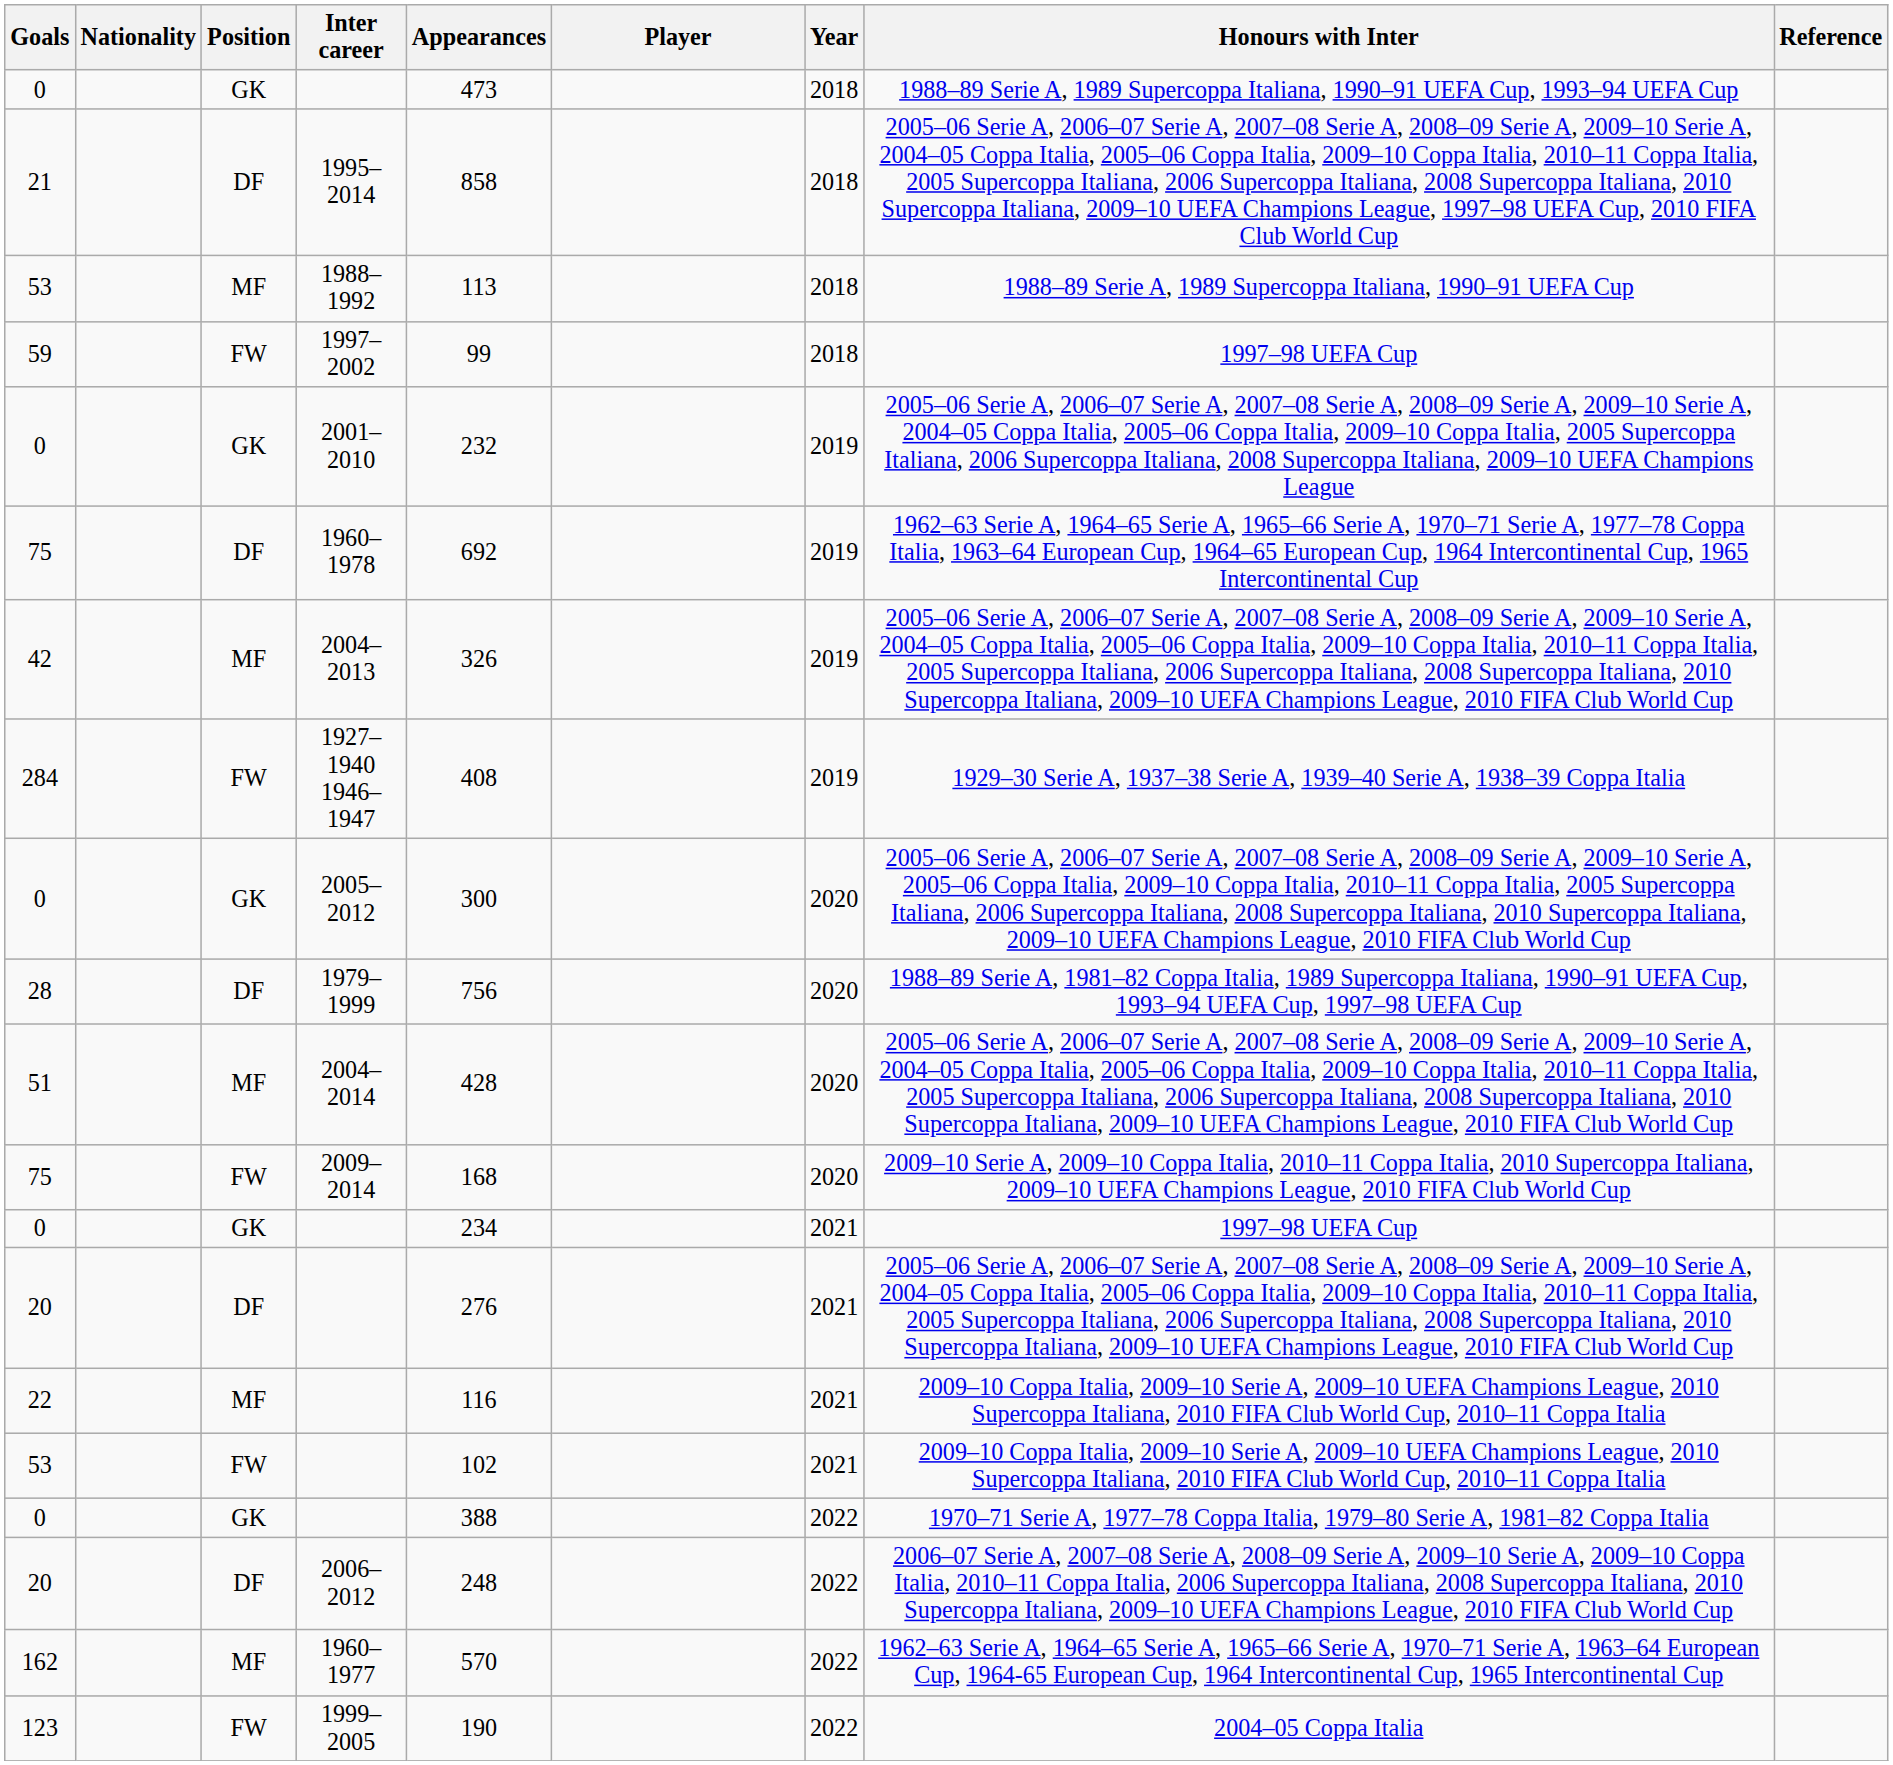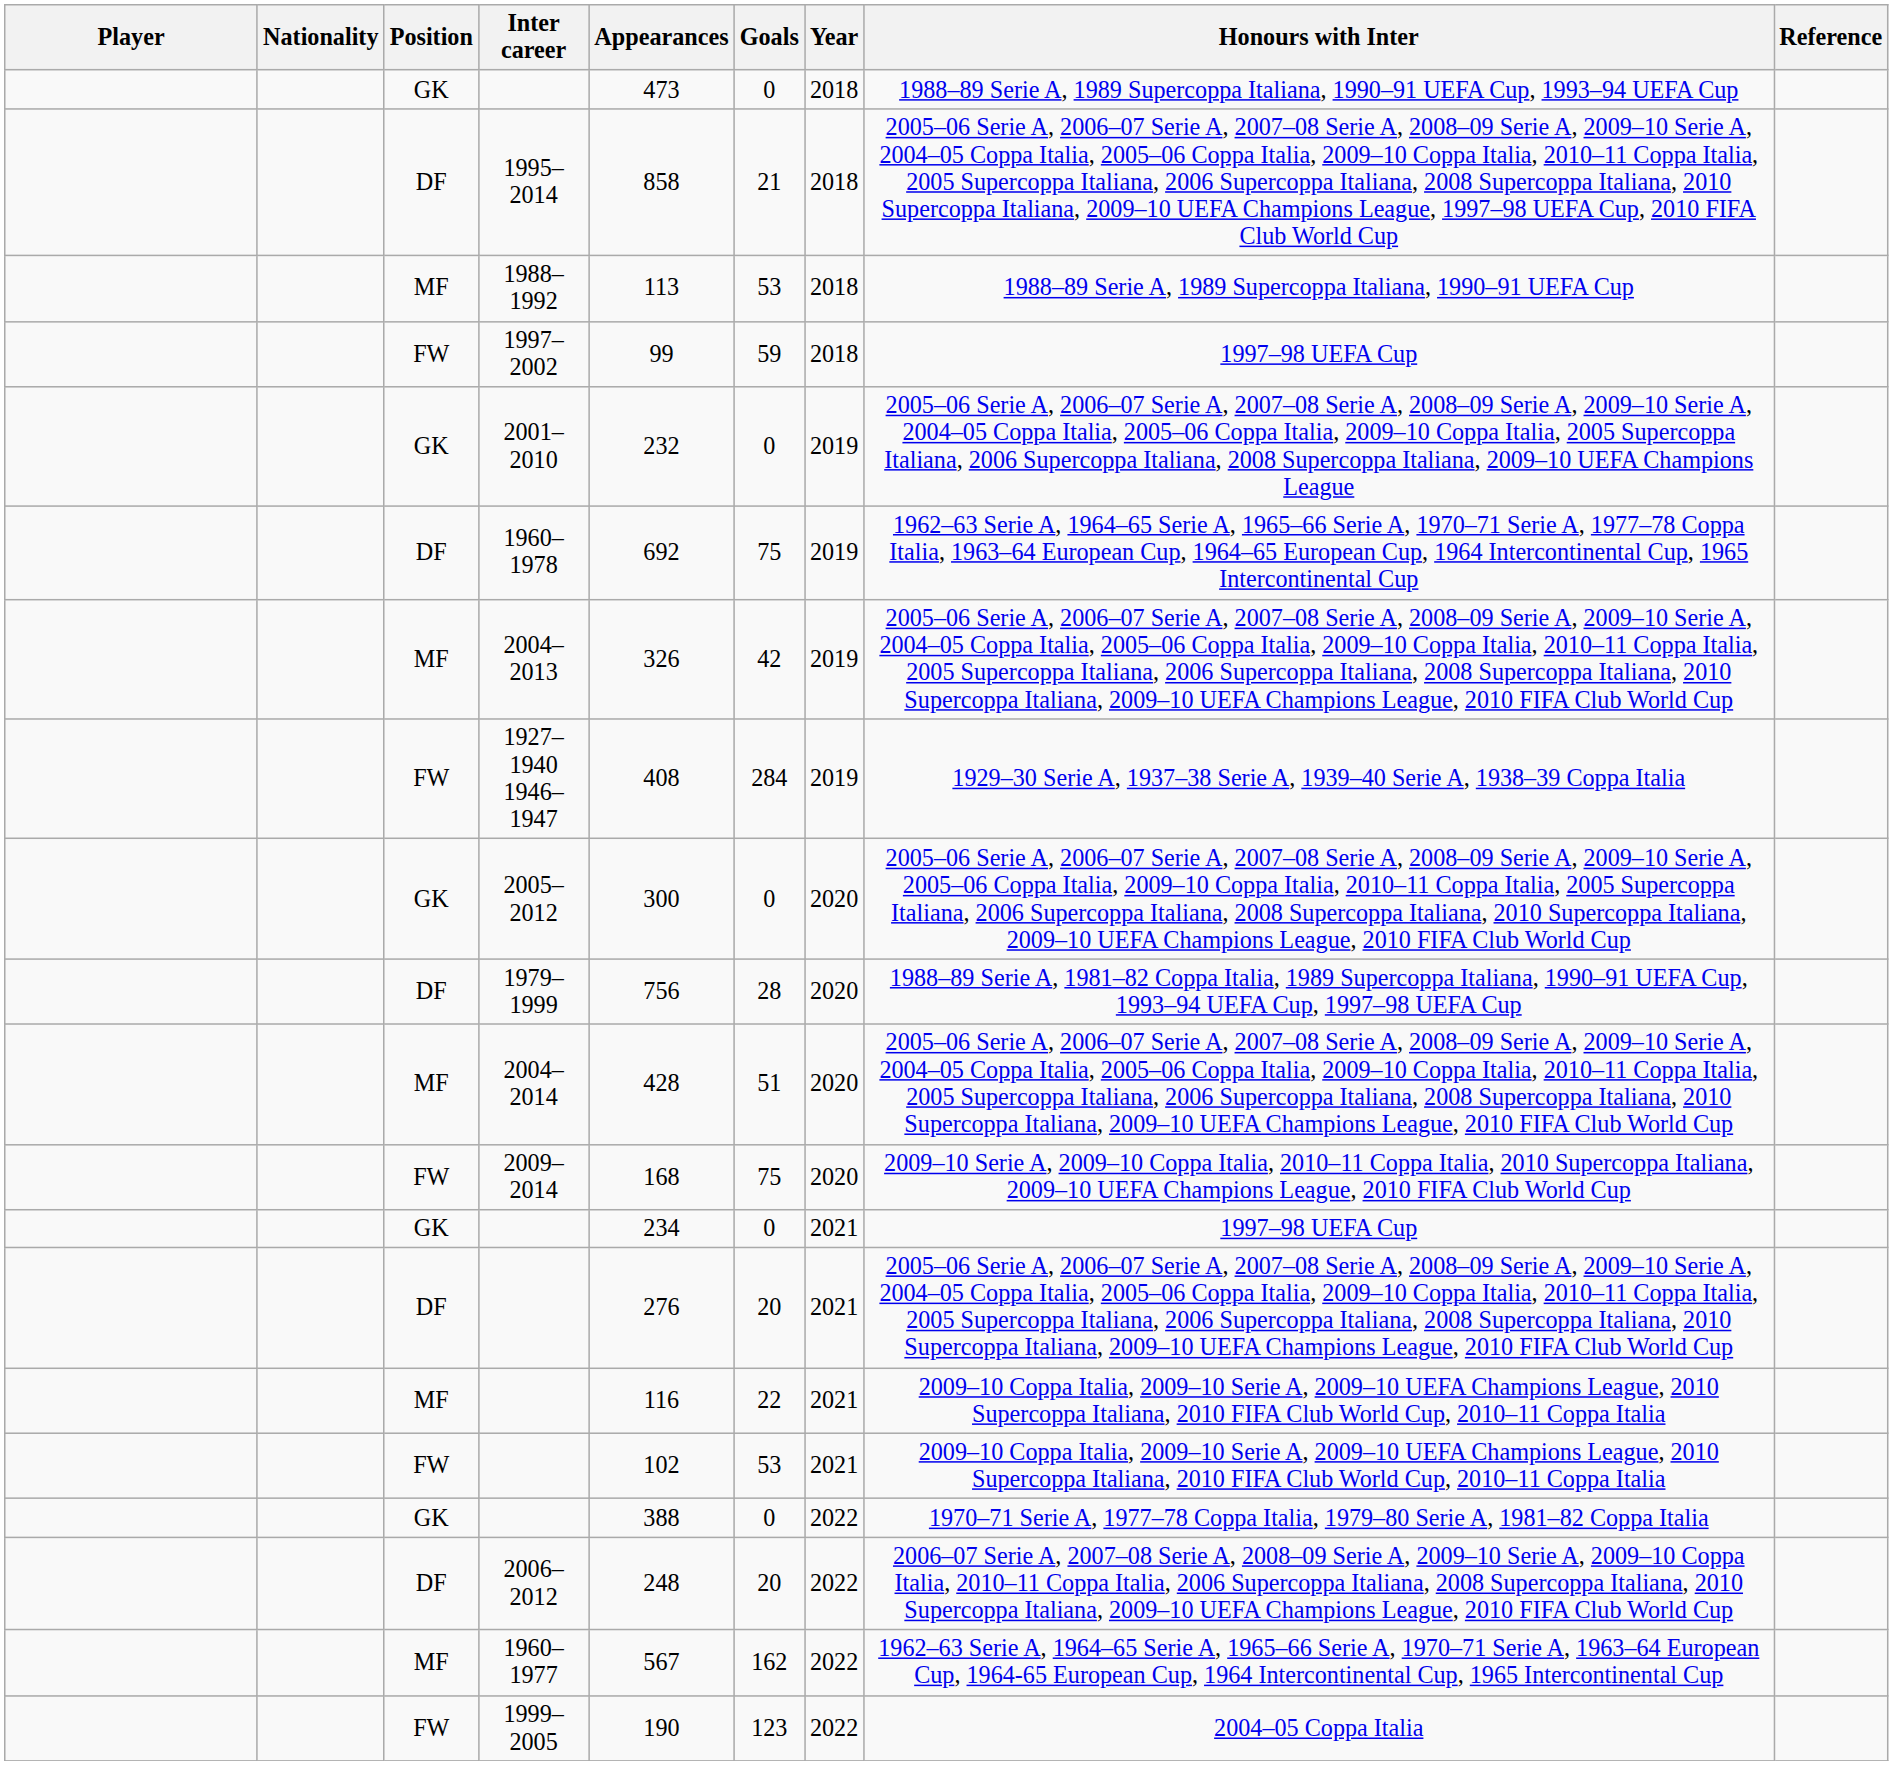columns swapped: (678, 37) <-> (40, 37)
(479, 1662) 570 -> (661, 1662) 567
